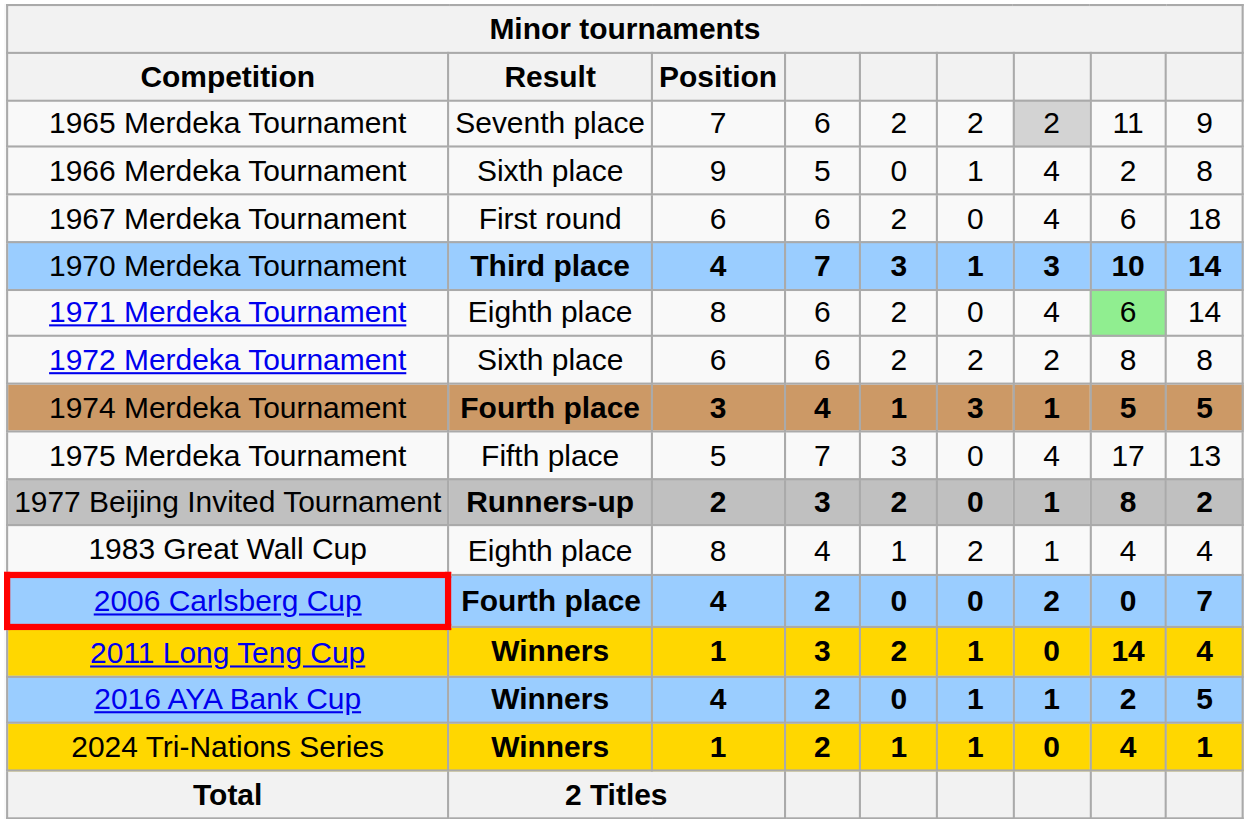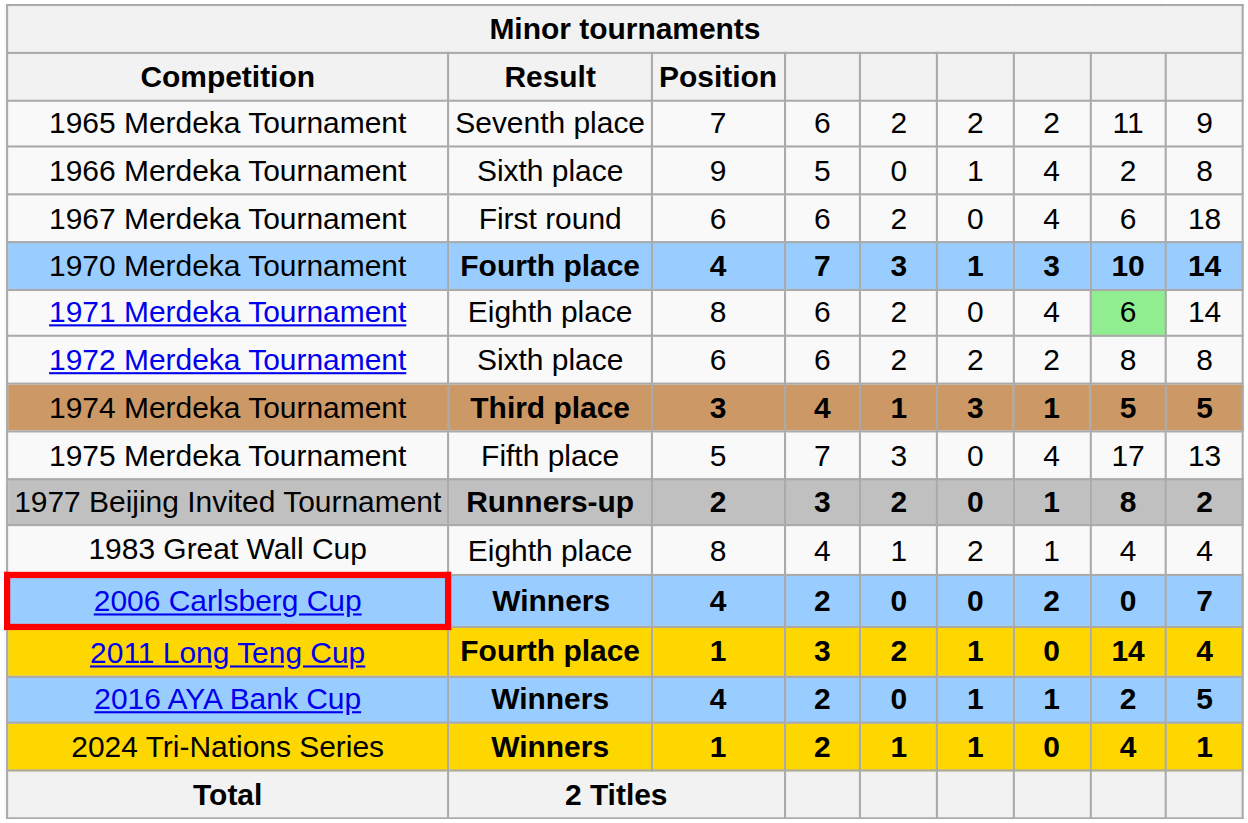(1052, 124) lightgrey background -> (1052, 124) no background
(550, 266) Third place -> (550, 266) Fourth place
(550, 408) Fourth place -> (550, 408) Third place
(551, 601) Fourth place -> (551, 601) Winners
(550, 652) Winners -> (550, 652) Fourth place
